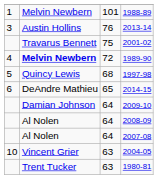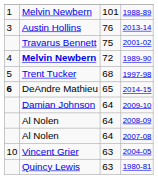(51, 74) Quincy Lewis -> (49, 74) Trent Tucker
(9, 89) normal -> (9, 89) bold
(49, 167) Trent Tucker -> (51, 167) Quincy Lewis
